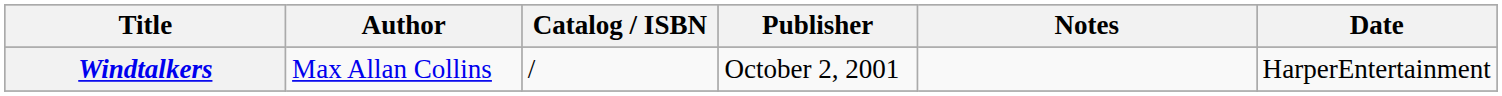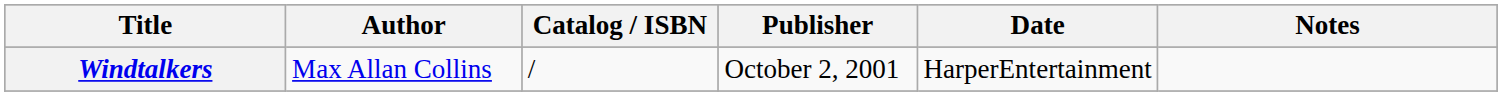columns swapped: (1377, 25) <-> (1087, 25)
